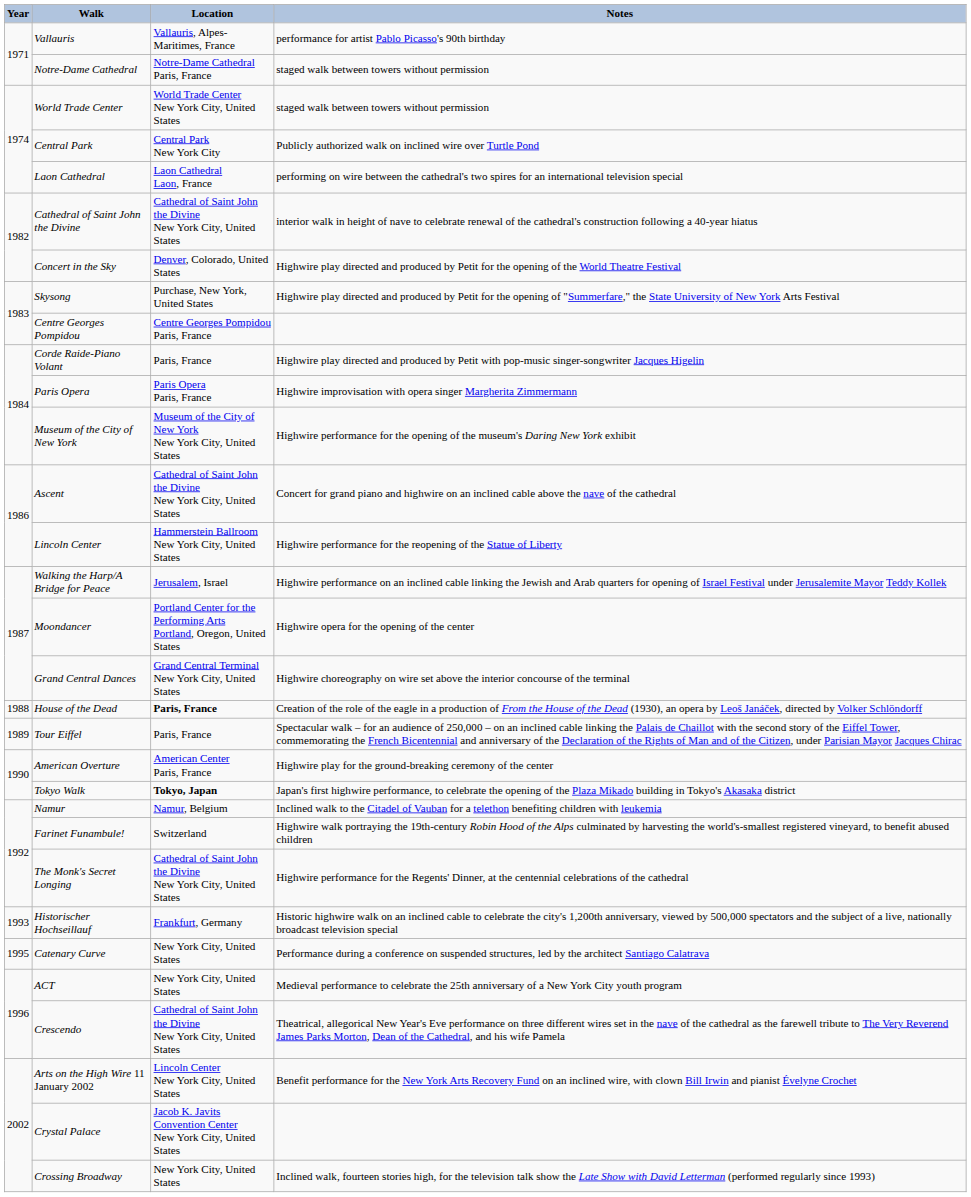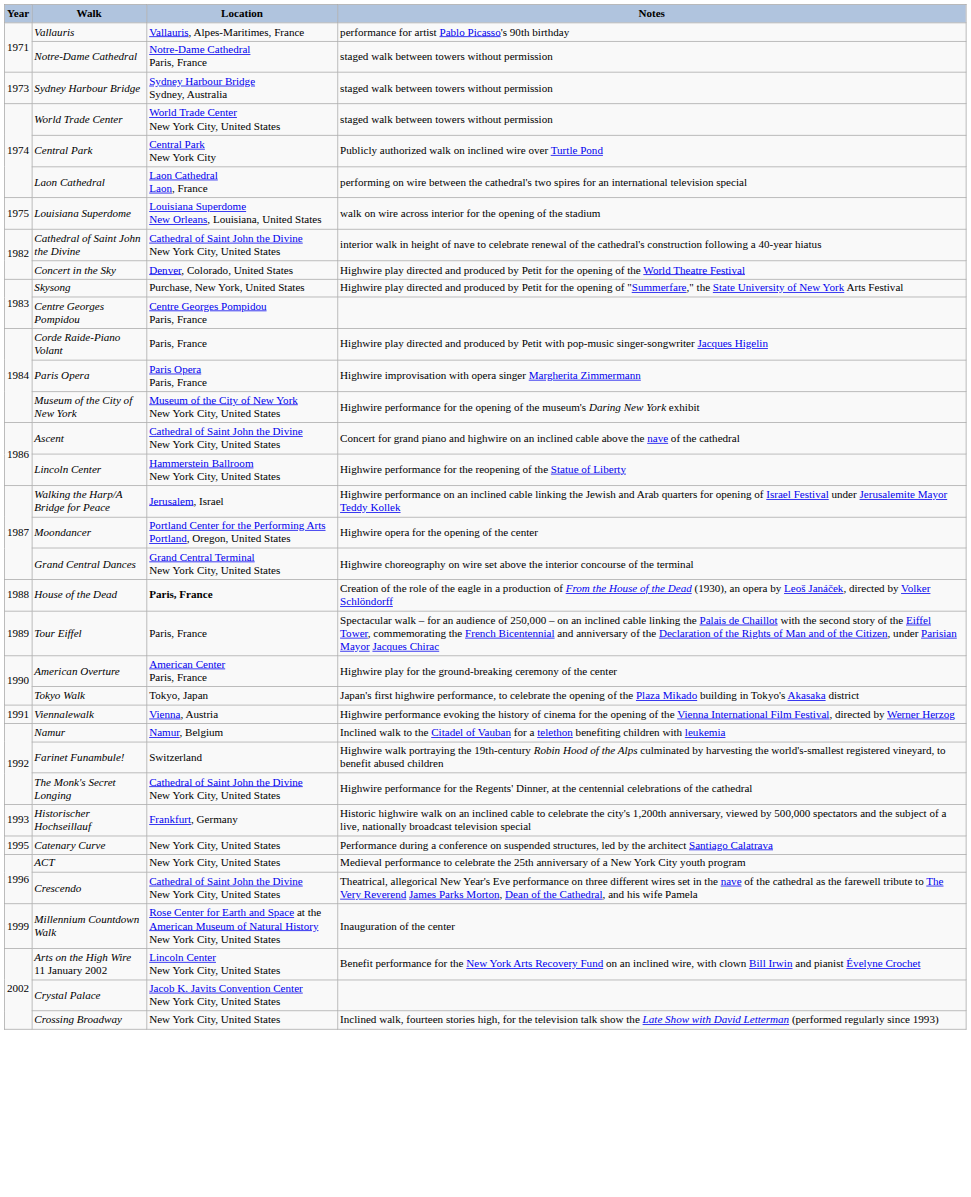+ row: (87, 88)
+ row: (83, 214)
(185, 790) bold -> (179, 696) normal
+ row: (64, 714)
+ row: (87, 926)
